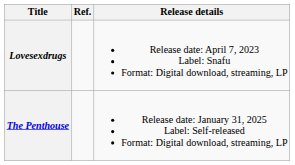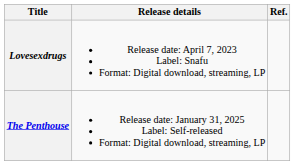columns swapped: (192, 12) <-> (83, 12)
